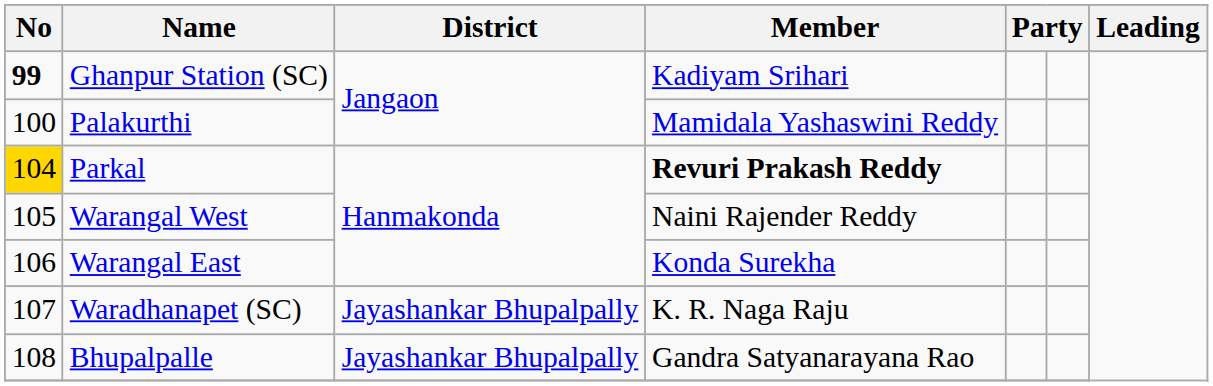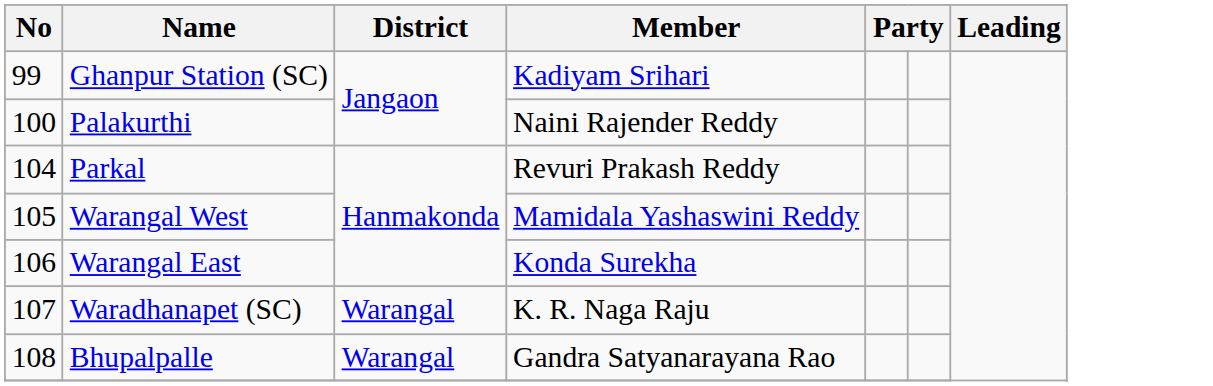(27, 74) bold -> (27, 74) normal
(825, 121) Mamidala Yashaswini Reddy -> (645, 121) Naini Rajender Reddy
(34, 168) gold background -> (34, 168) no background
(797, 168) bold -> (646, 168) normal
(784, 215) Naini Rajender Reddy -> (686, 215) Mamidala Yashaswini Reddy
(490, 309) Jayashankar Bhupalpally -> (398, 309) Warangal
(490, 356) Jayashankar Bhupalpally -> (398, 356) Warangal
